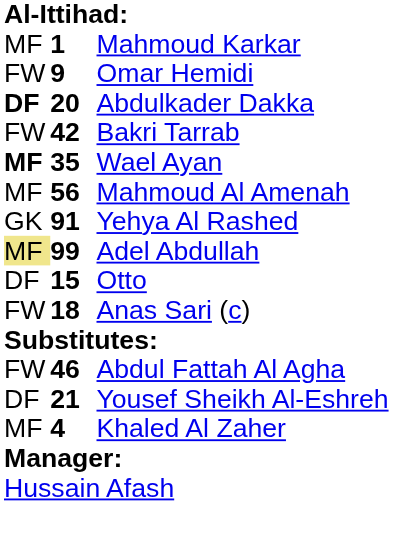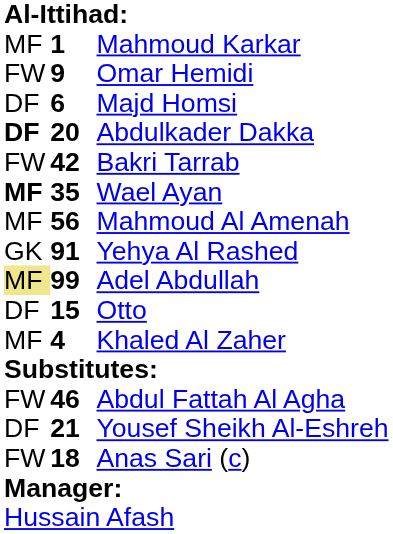+ row: (167, 103)
rows swapped: (173, 310) <-> (191, 428)
